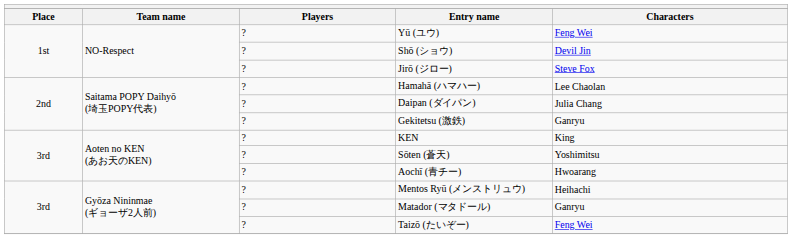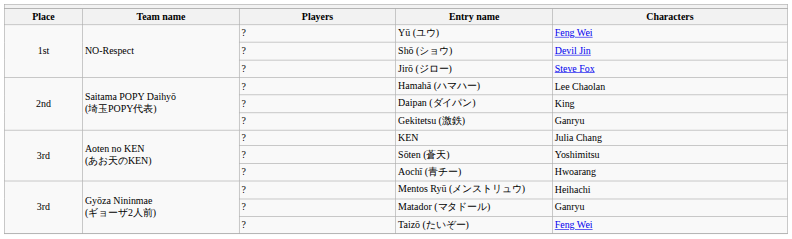(578, 103) Julia Chang -> (565, 103) King
(565, 138) King -> (578, 138) Julia Chang
